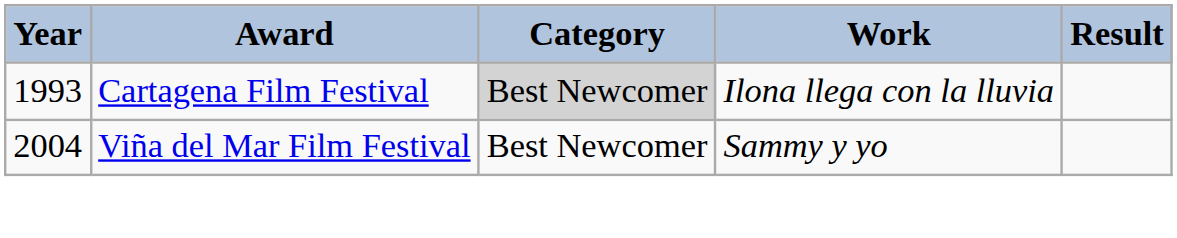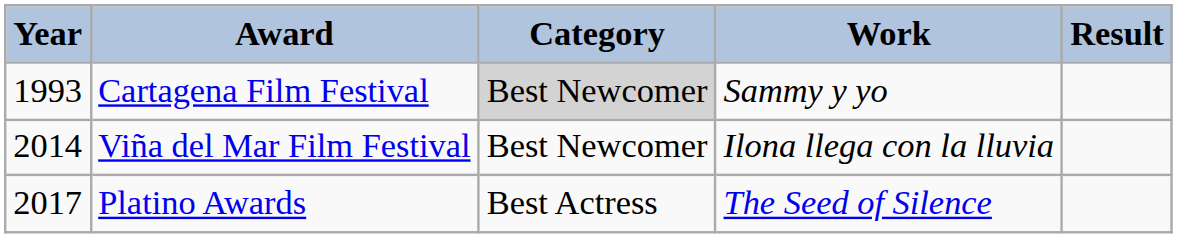(889, 90) Ilona llega con la lluvia -> (806, 90) Sammy y yo
(48, 146) 2004 -> (48, 146) 2014
(806, 146) Sammy y yo -> (889, 146) Ilona llega con la lluvia
+ row: (202, 203)
